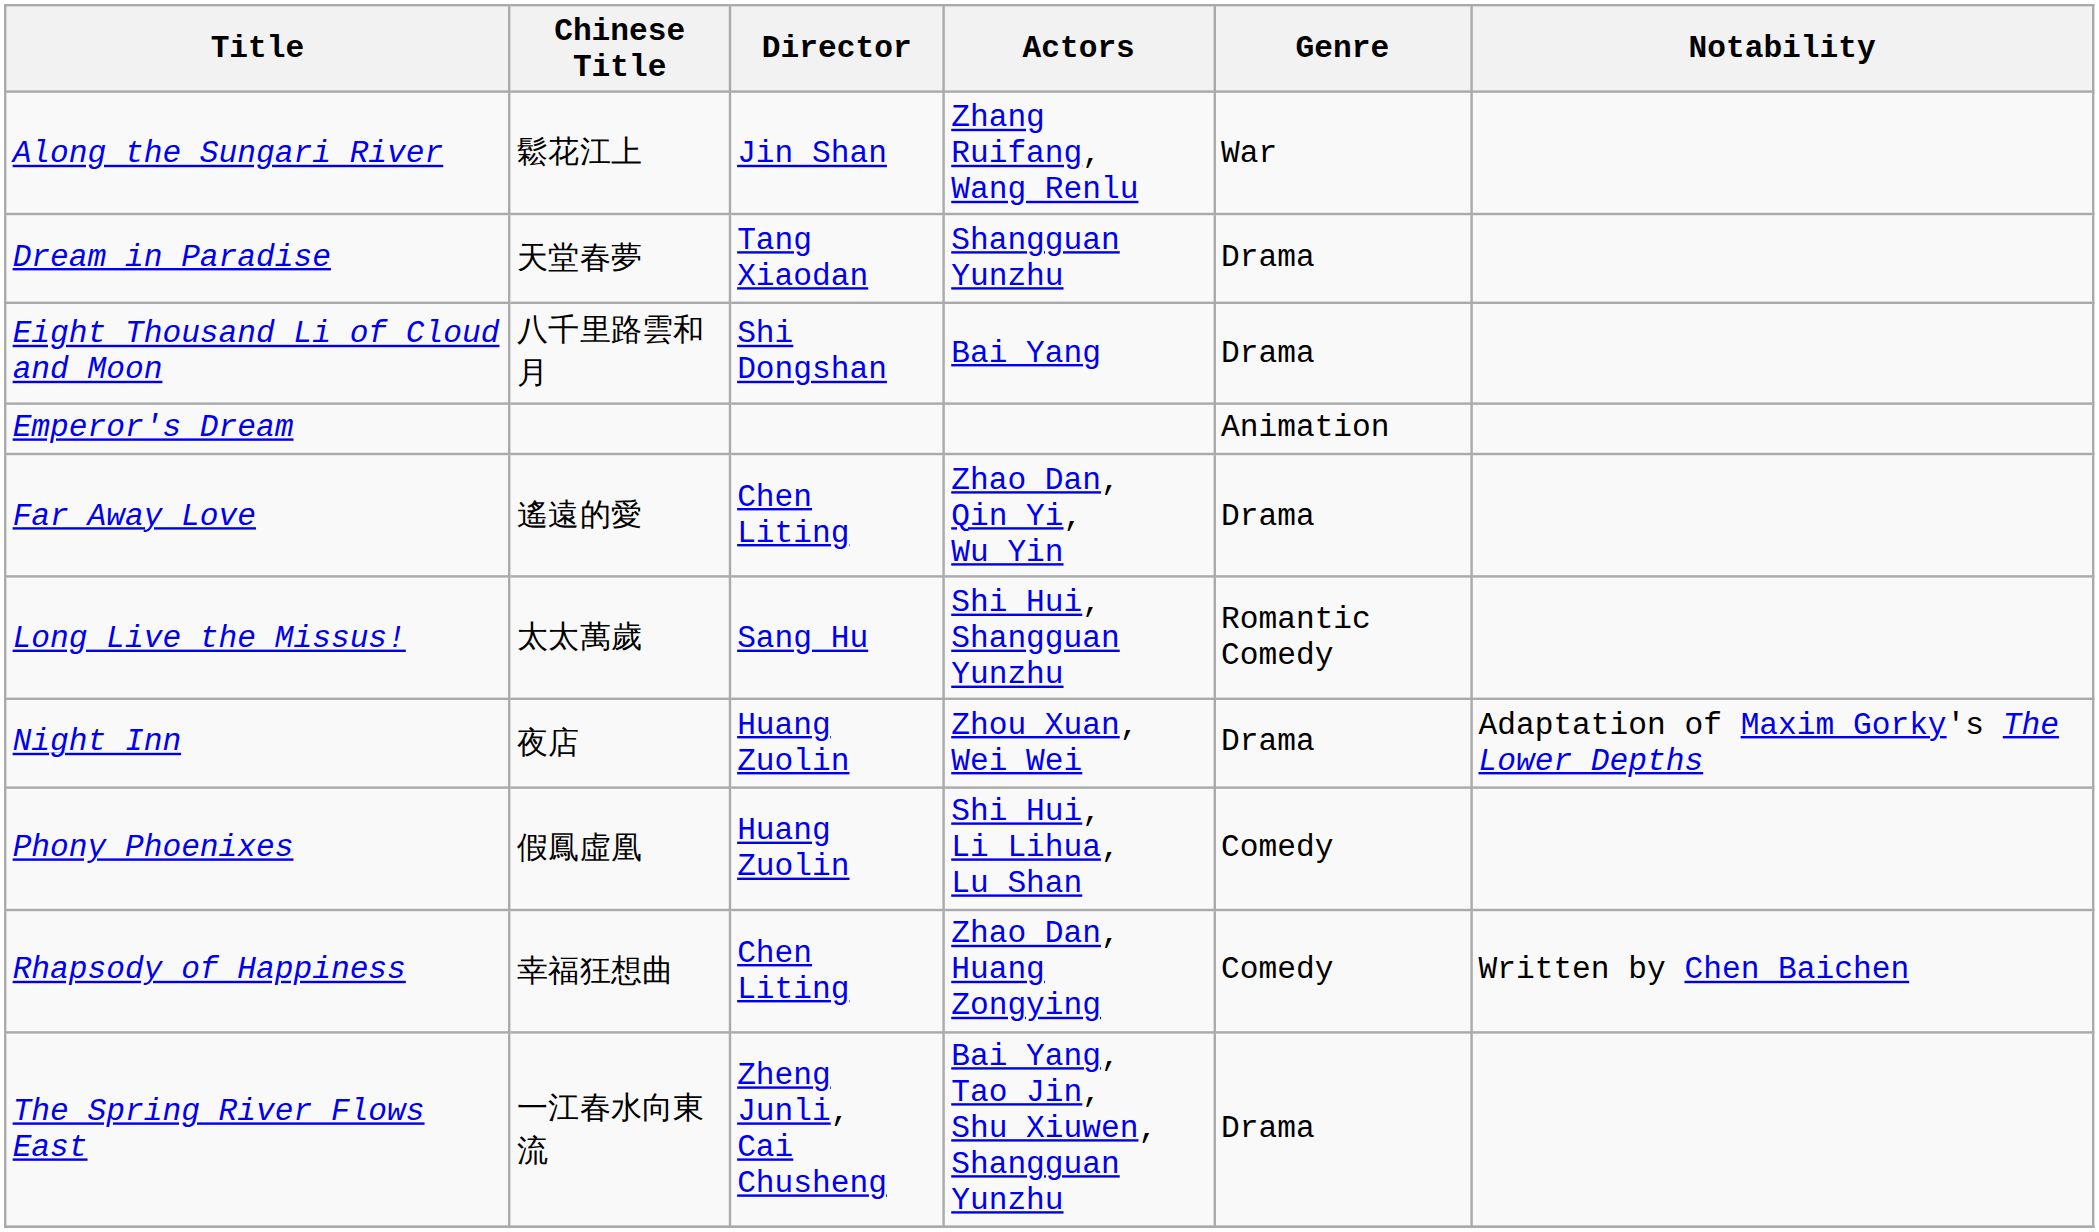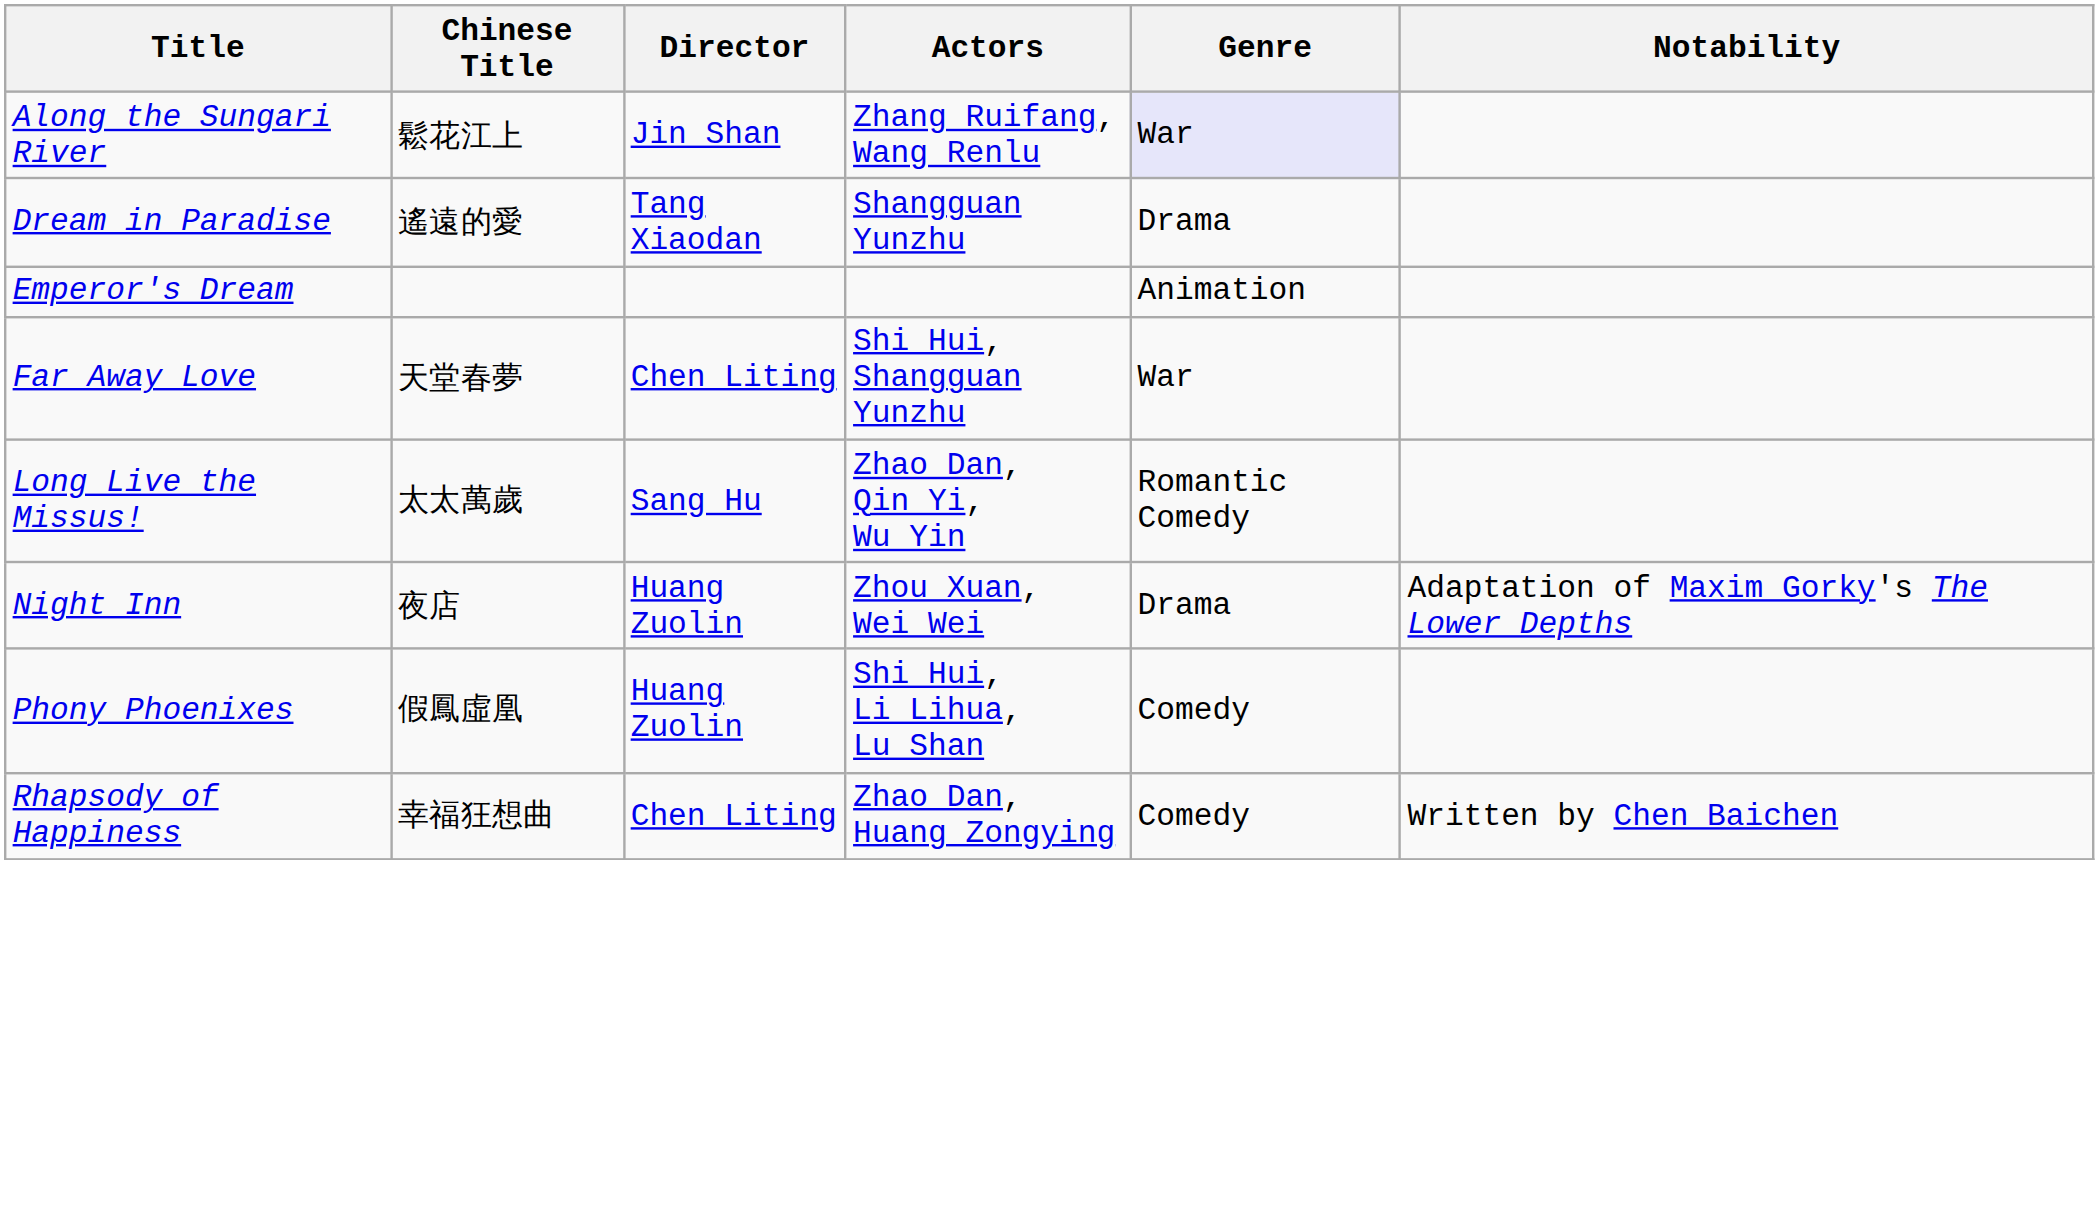(1249, 153) no background -> (1166, 135) lavender background
(580, 260) 天堂春夢 -> (461, 224) 遙遠的愛
- row: (256, 352)
(580, 516) 遙遠的愛 -> (461, 379) 天堂春夢
(1035, 515) Zhao Dan, Qin Yi, Wu Yin -> (937, 378) Shi Hui, Shangguan Yunzhu
(1268, 515) Drama -> (1166, 378) War
(1035, 638) Shi Hui, Shangguan Yunzhu -> (937, 501) Zhao Dan, Qin Yi, Wu Yin
- row: (219, 1130)
